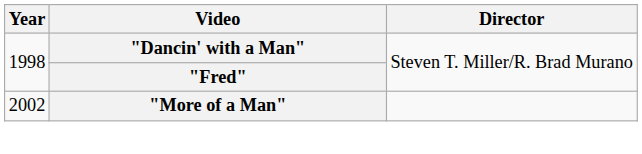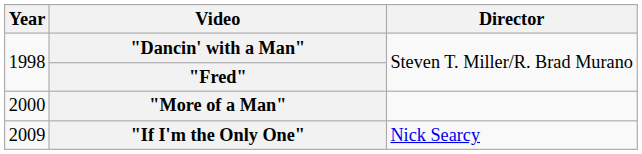(27, 105) 2002 -> (27, 105) 2000
+ row: (218, 134)
